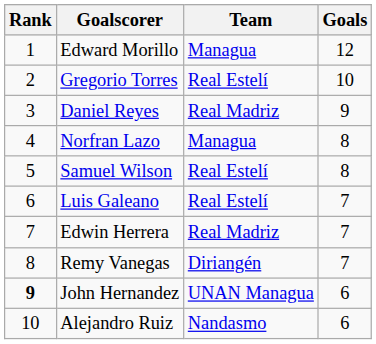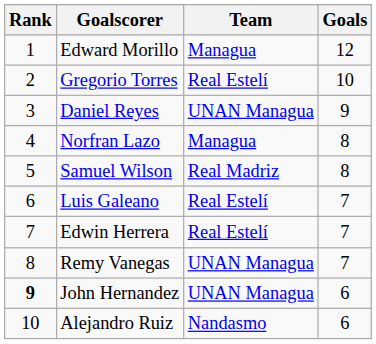(233, 110) Real Madriz -> (251, 110) UNAN Managua
(228, 171) Real Estelí -> (233, 171) Real Madriz
(233, 232) Real Madriz -> (228, 232) Real Estelí
(225, 262) Diriangén -> (251, 262) UNAN Managua
